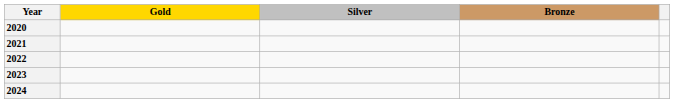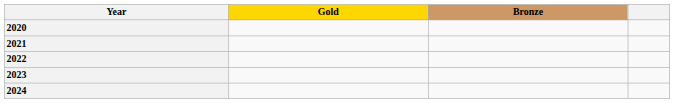- column: (360, 12)
